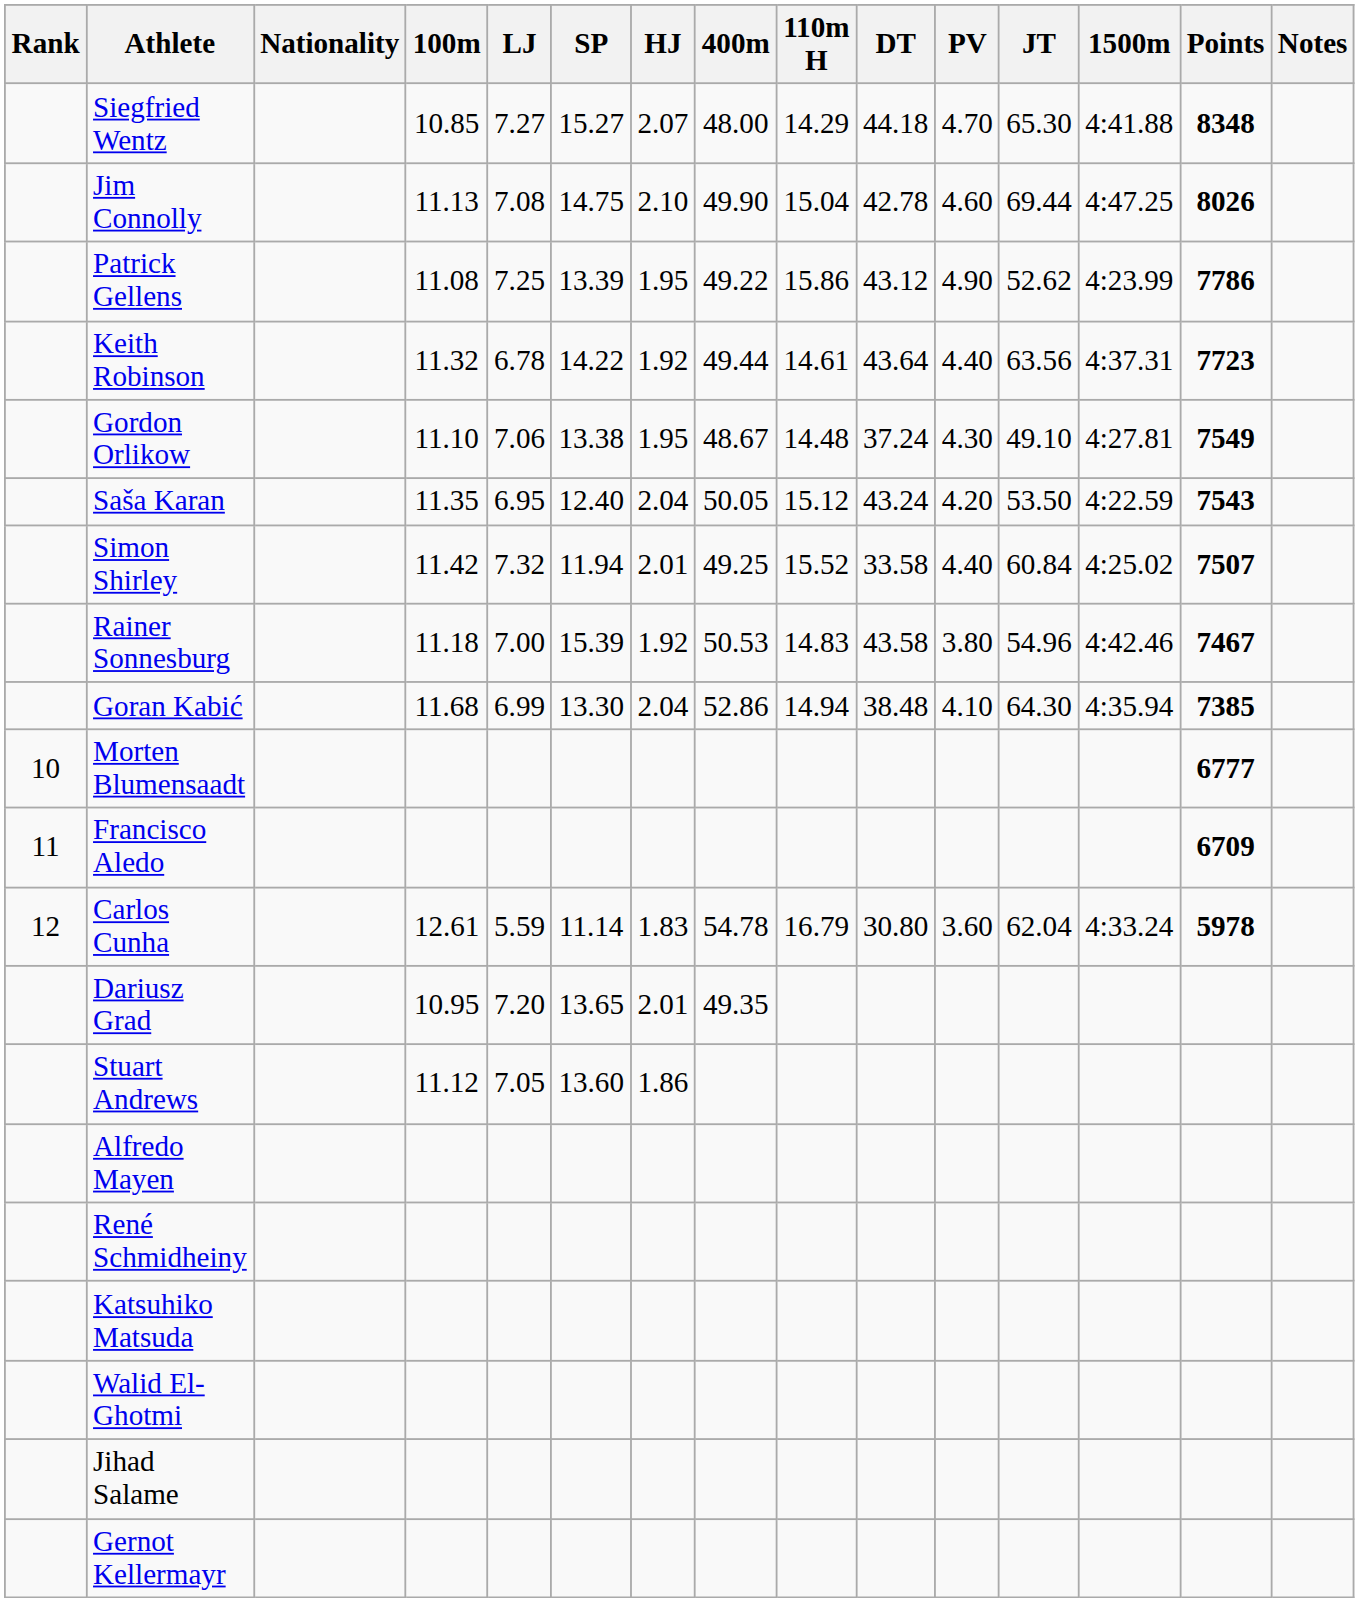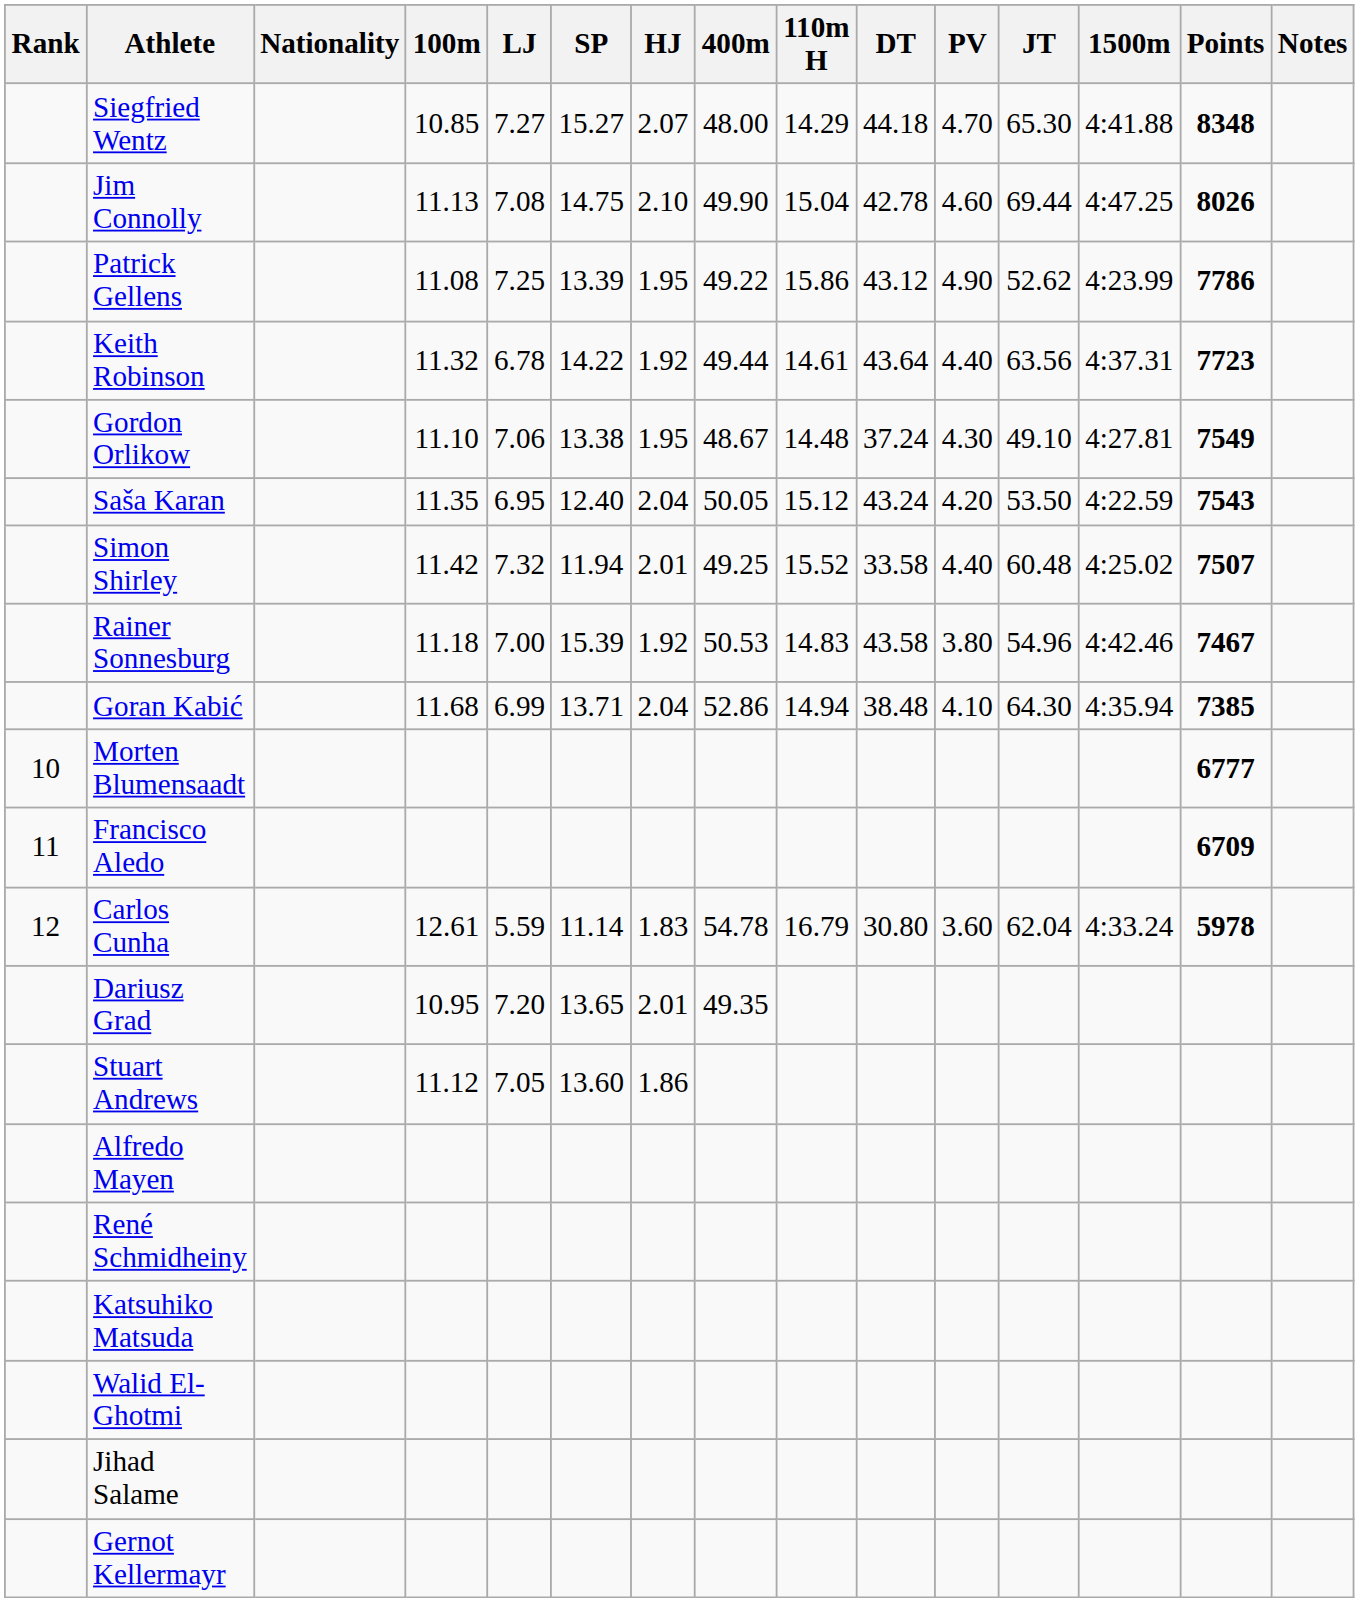(1039, 563) 60.84 -> (1039, 563) 60.48
(591, 705) 13.30 -> (591, 705) 13.71
